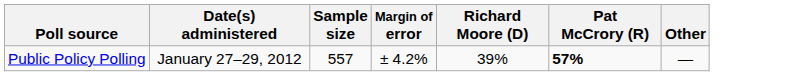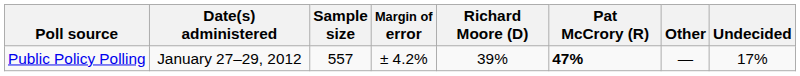+ column: (752, 33)
(568, 58) 57% -> (568, 58) 47%
